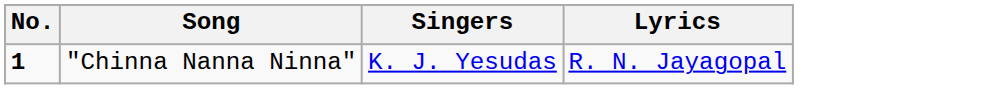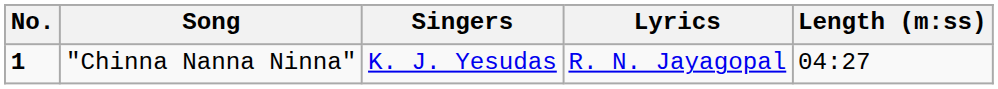+ column: (892, 25)
